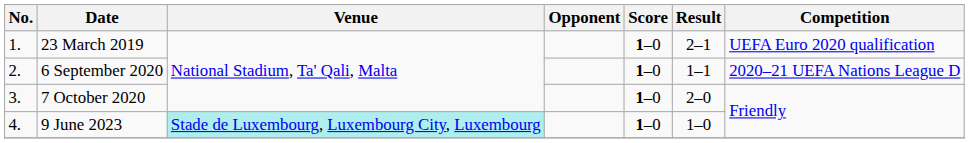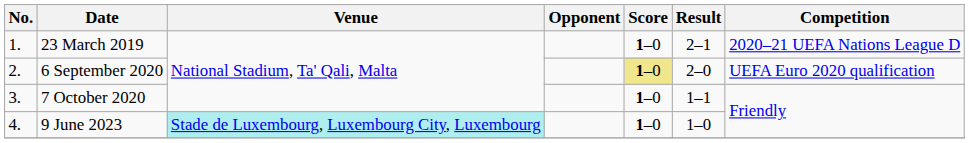(832, 44) UEFA Euro 2020 qualification -> (845, 44) 2020–21 UEFA Nations League D
(648, 71) no background -> (648, 71) khaki background
(699, 71) 1–1 -> (699, 71) 2–0
(845, 71) 2020–21 UEFA Nations League D -> (832, 71) UEFA Euro 2020 qualification
(699, 97) 2–0 -> (699, 97) 1–1
